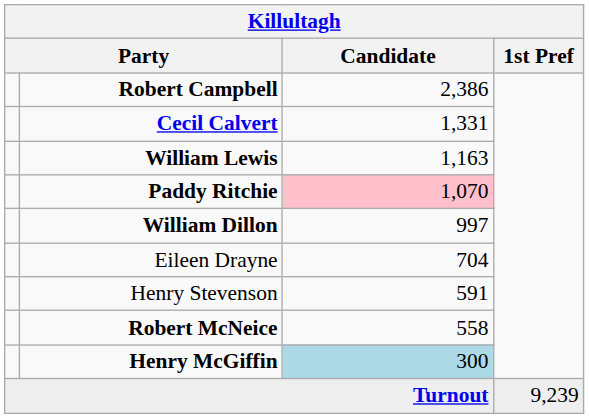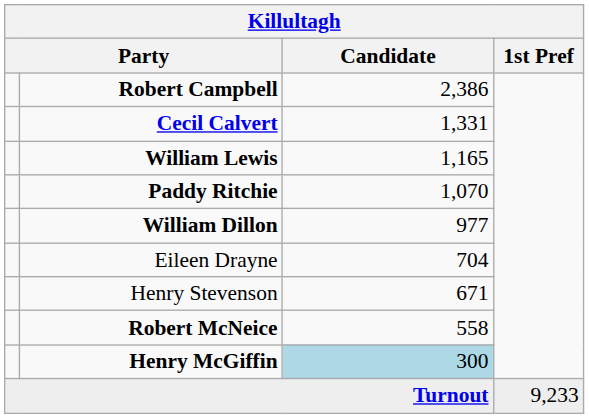(464, 157) 1,163 -> (464, 157) 1,165
(464, 191) pink background -> (464, 191) no background
(472, 225) 997 -> (472, 225) 977
(472, 293) 591 -> (472, 293) 671
(555, 395) 9,239 -> (555, 395) 9,233
